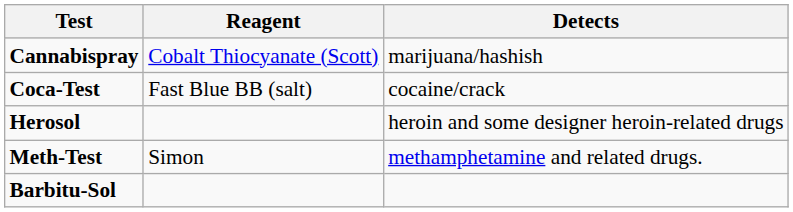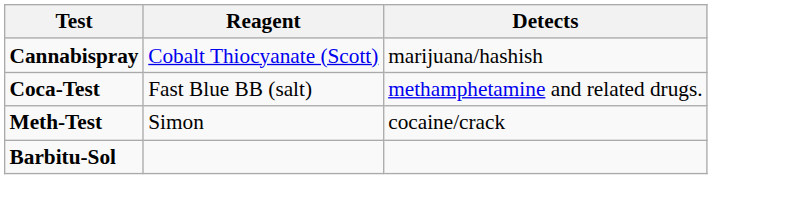(447, 88) cocaine/crack -> (545, 88) methamphetamine and related drugs.
- row: (45, 122)
(545, 156) methamphetamine and related drugs. -> (447, 122) cocaine/crack
